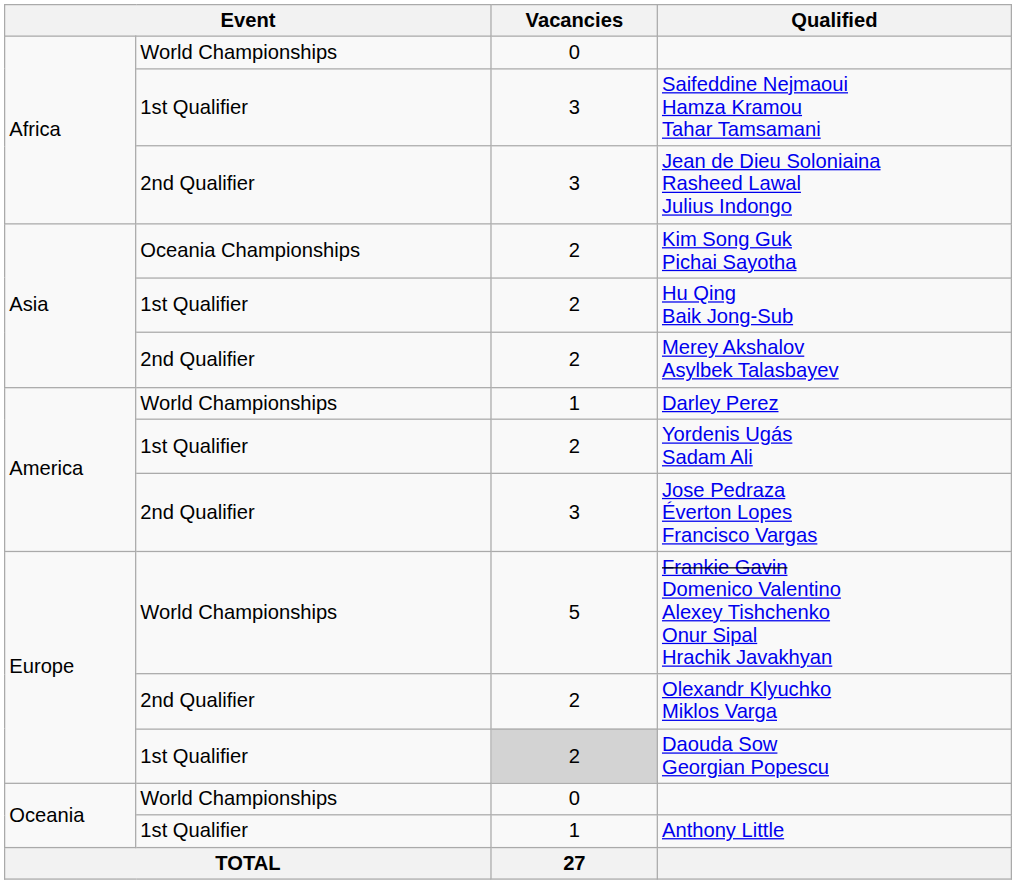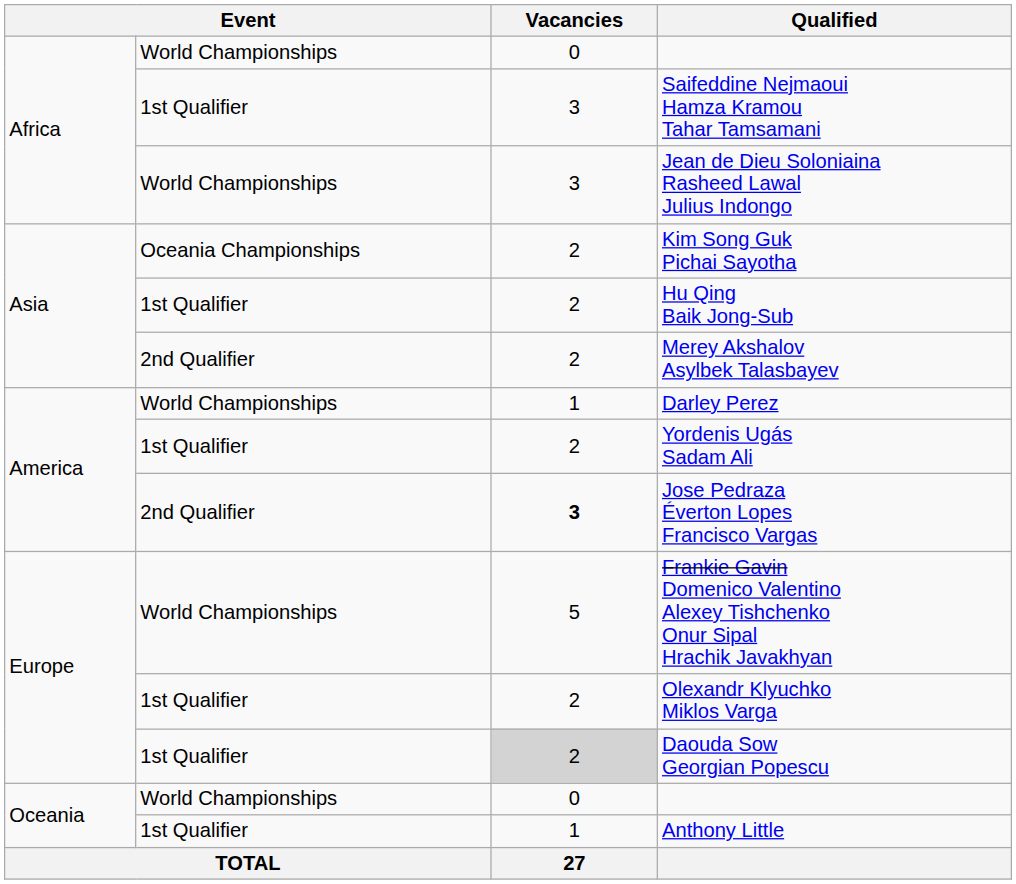(198, 184) 2nd Qualifier -> (239, 184) World Championships
(574, 512) normal -> (574, 512) bold
(198, 701) 2nd Qualifier -> (194, 701) 1st Qualifier
